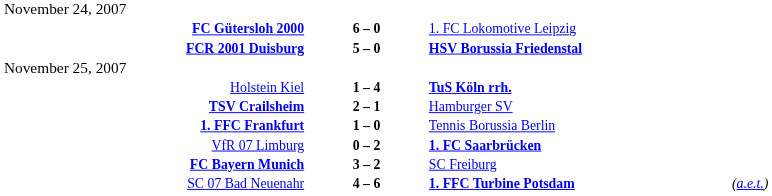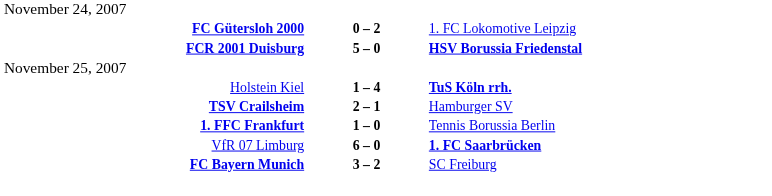(366, 29) 6 – 0 -> (366, 29) 0 – 2
(366, 145) 0 – 2 -> (366, 145) 6 – 0
- row: (246, 183)
